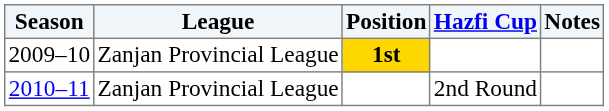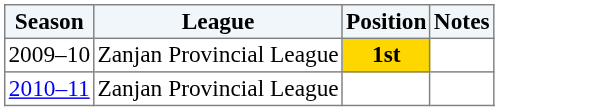- column: (485, 21)
